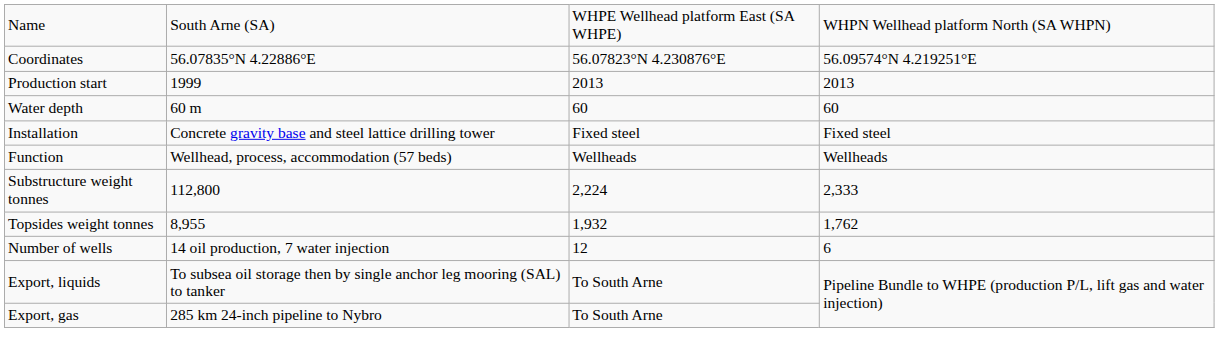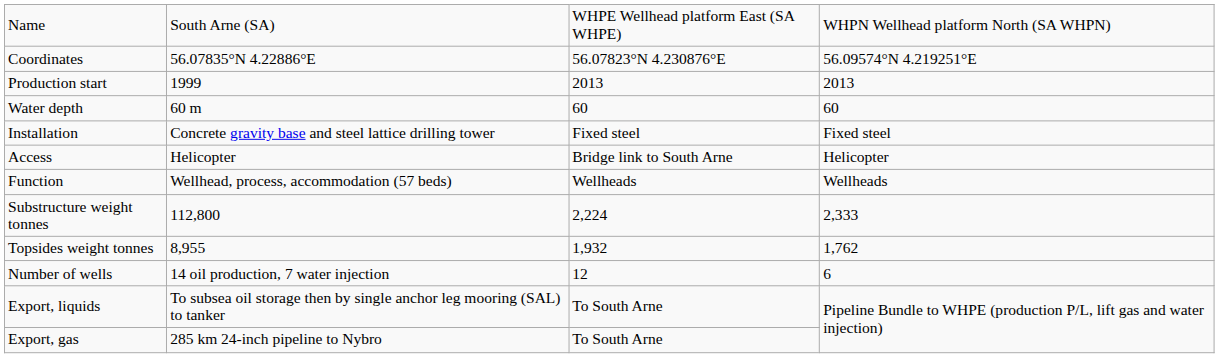+ row: (30, 157)
